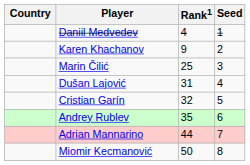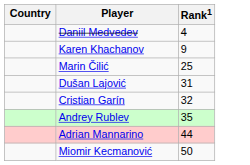- column: (230, 14)
